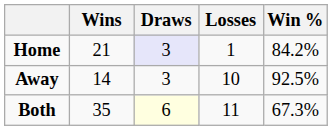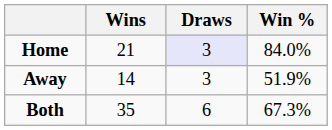- column: (231, 19)
(295, 50) 84.2% -> (287, 50) 84.0%
(295, 80) 92.5% -> (287, 80) 51.9%
(166, 110) lightyellow background -> (207, 110) no background
